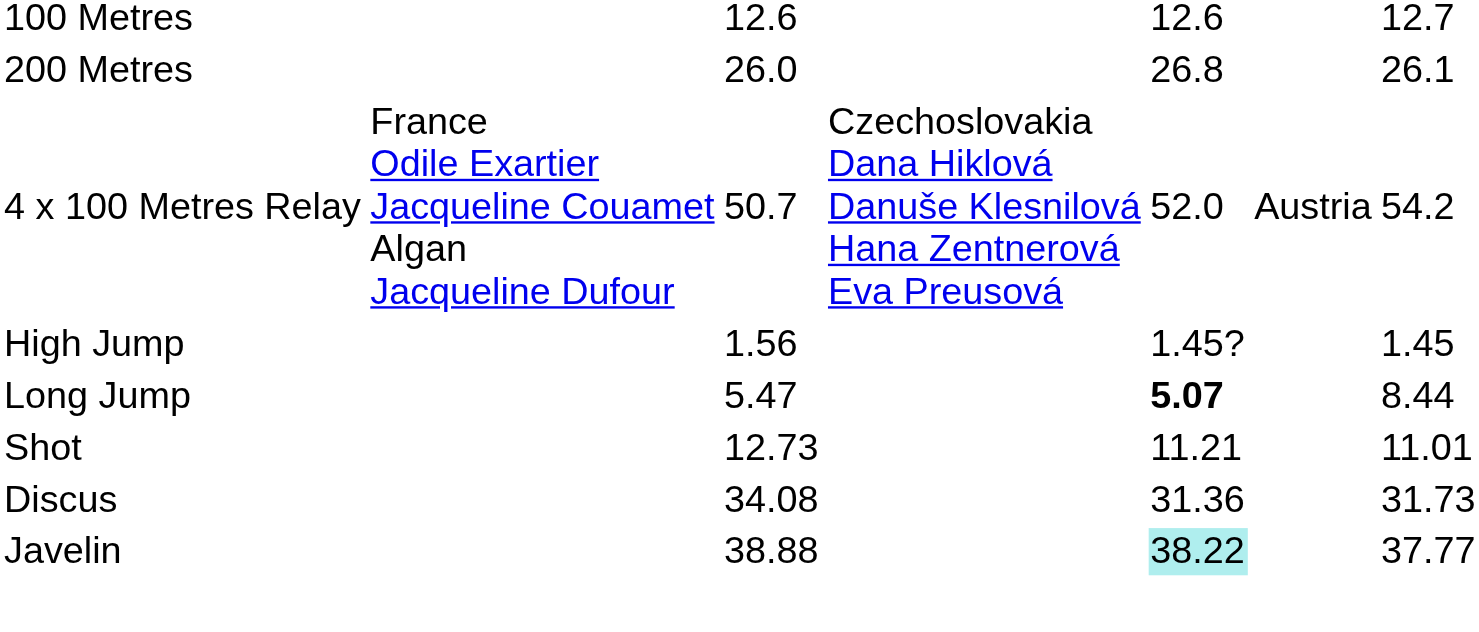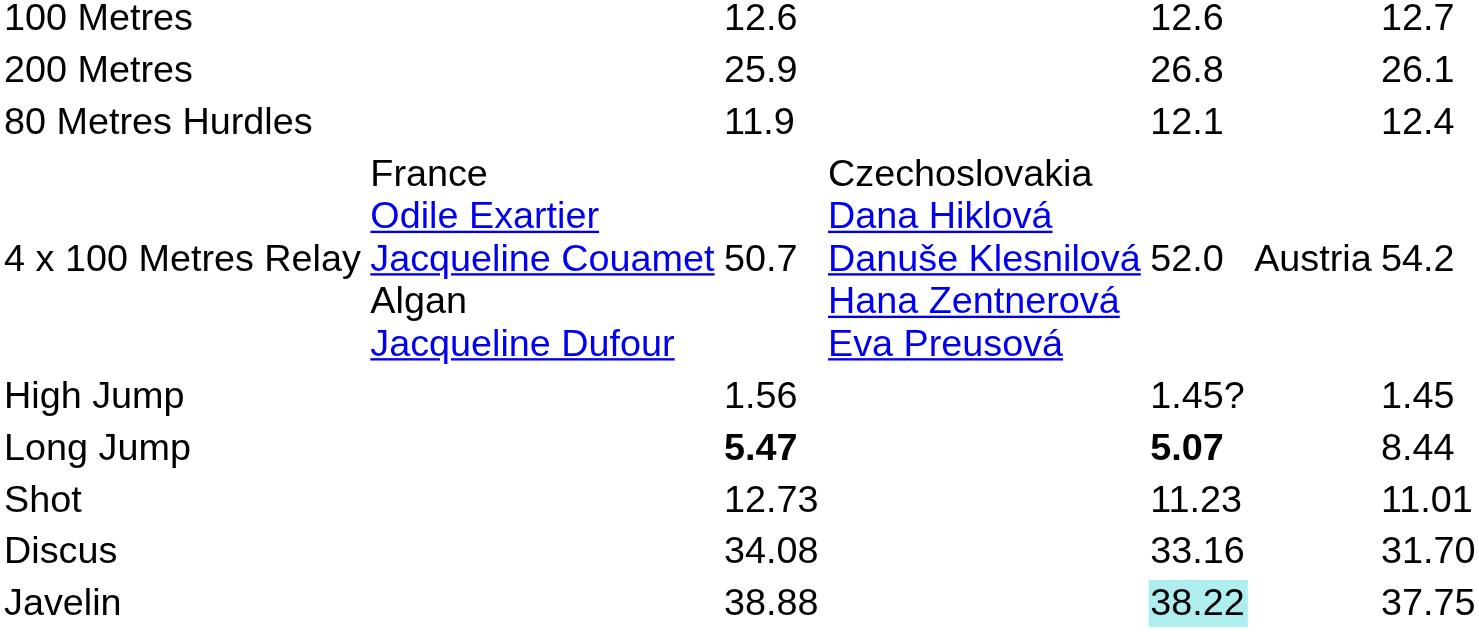(761, 69) 26.0 -> (761, 69) 25.9
+ row: (158, 121)
(761, 395) normal -> (761, 447) bold
(1196, 447) 11.21 -> (1196, 499) 11.23
(1197, 499) 31.36 -> (1197, 550) 33.16
(1428, 499) 31.73 -> (1428, 550) 31.70
(1428, 550) 37.77 -> (1428, 602) 37.75
